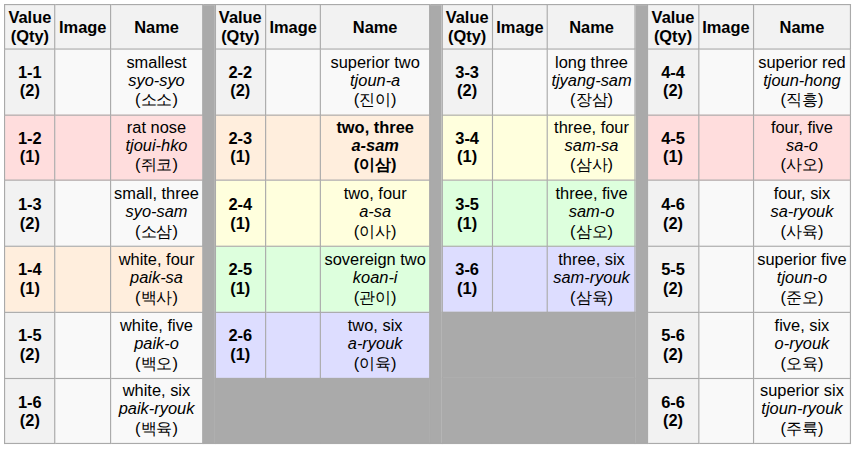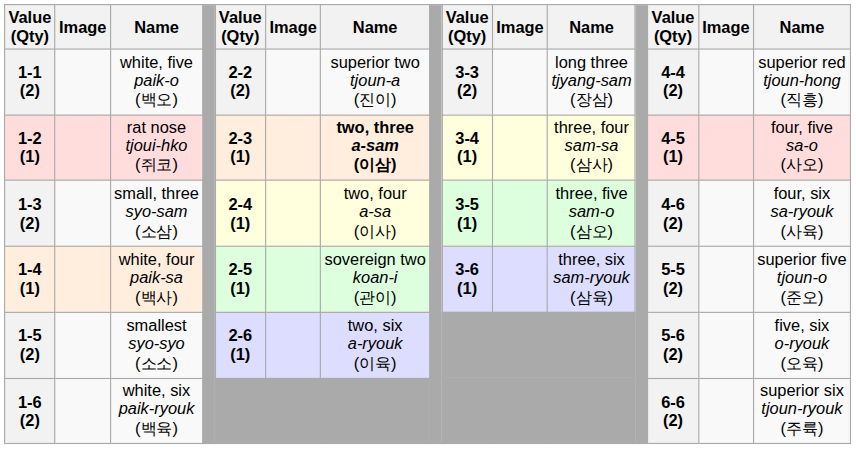(156, 81) smallest syo-syo (소소) -> (156, 81) white, five paik-o (백오)
(156, 344) white, five paik-o (백오) -> (156, 344) smallest syo-syo (소소)
